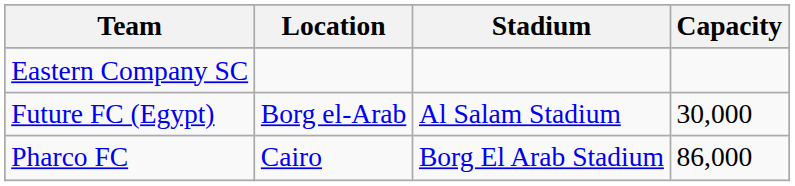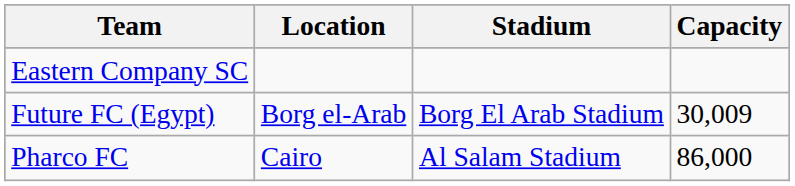(520, 113) Al Salam Stadium -> (541, 113) Borg El Arab Stadium
(714, 113) 30,000 -> (714, 113) 30,009
(541, 157) Borg El Arab Stadium -> (520, 157) Al Salam Stadium
